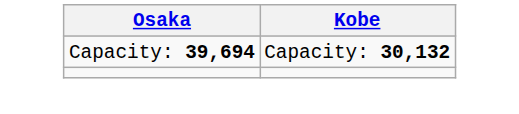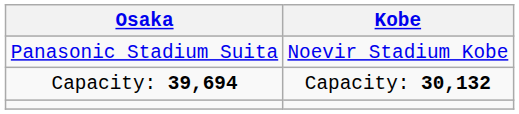+ row: (145, 52)
